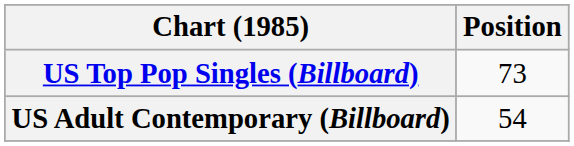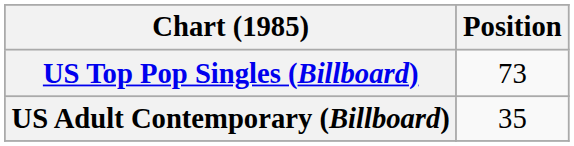(512, 118) 54 -> (512, 118) 35
